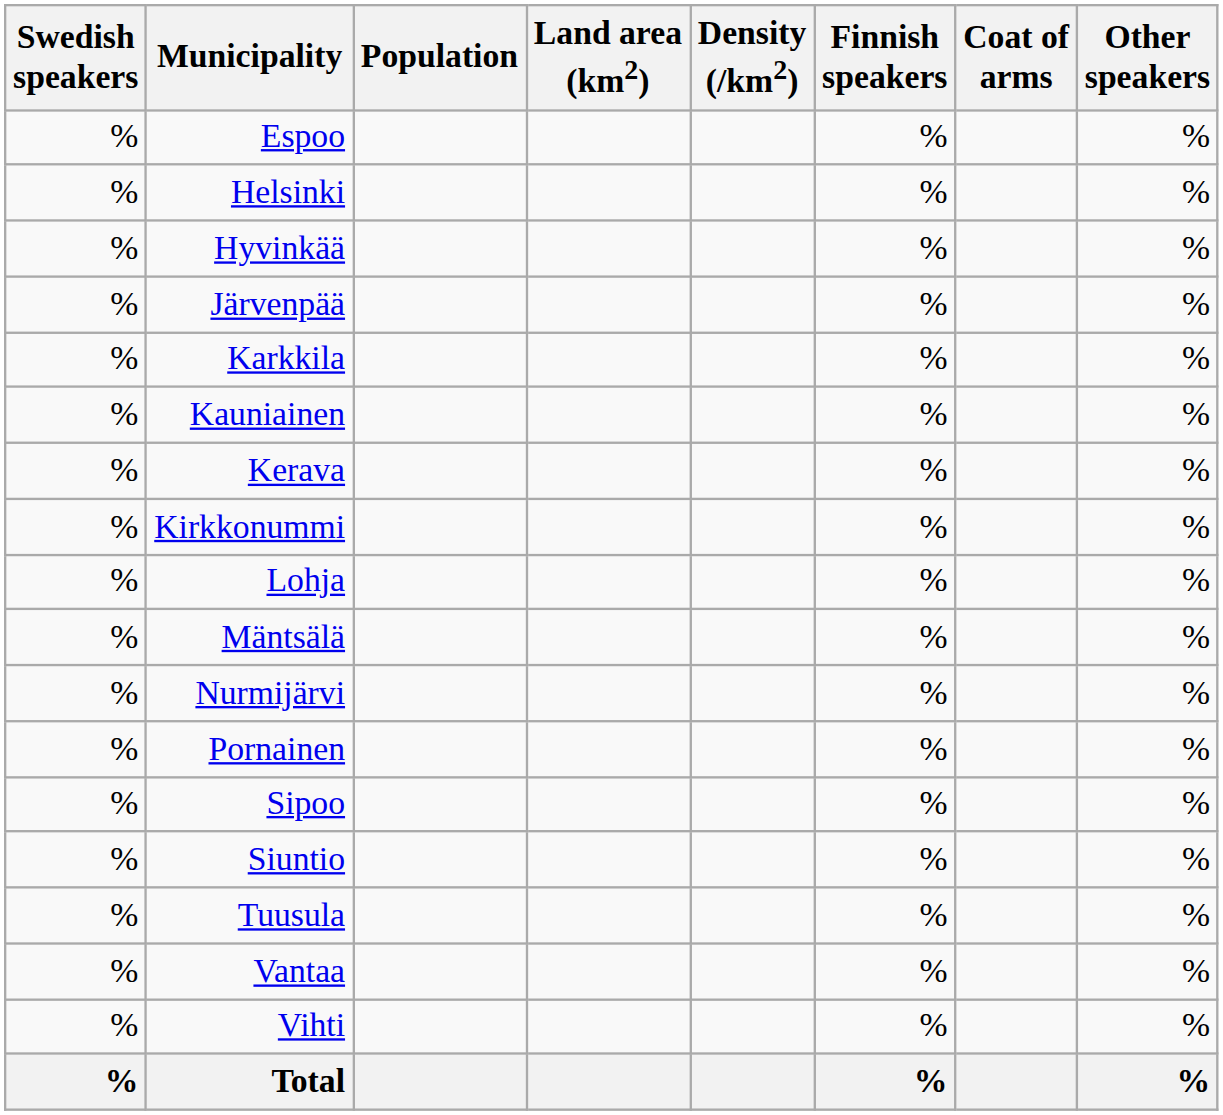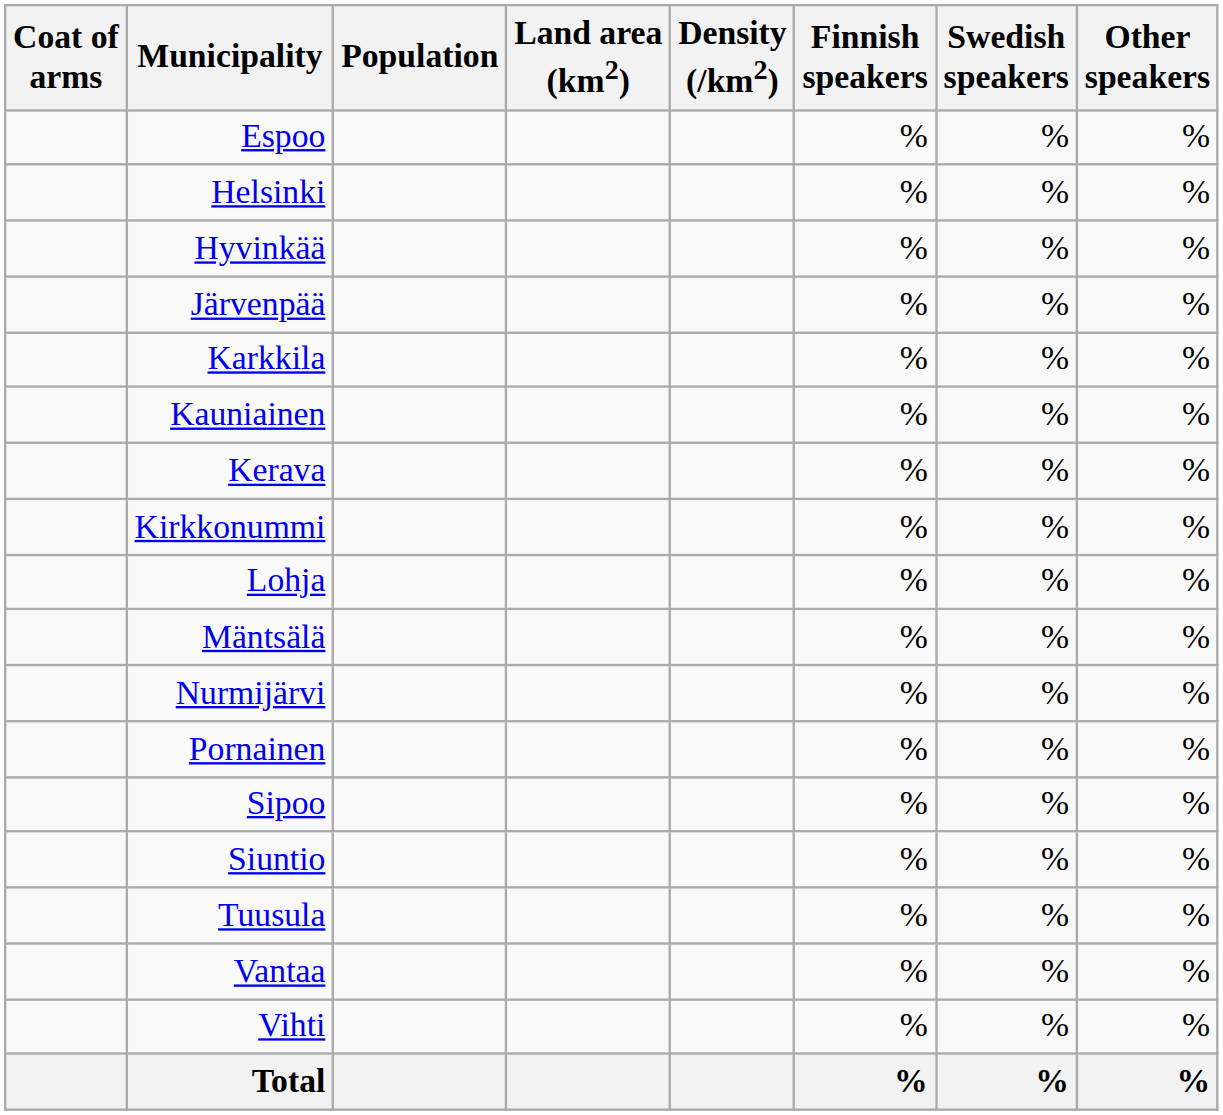columns swapped: (1016, 56) <-> (76, 56)
